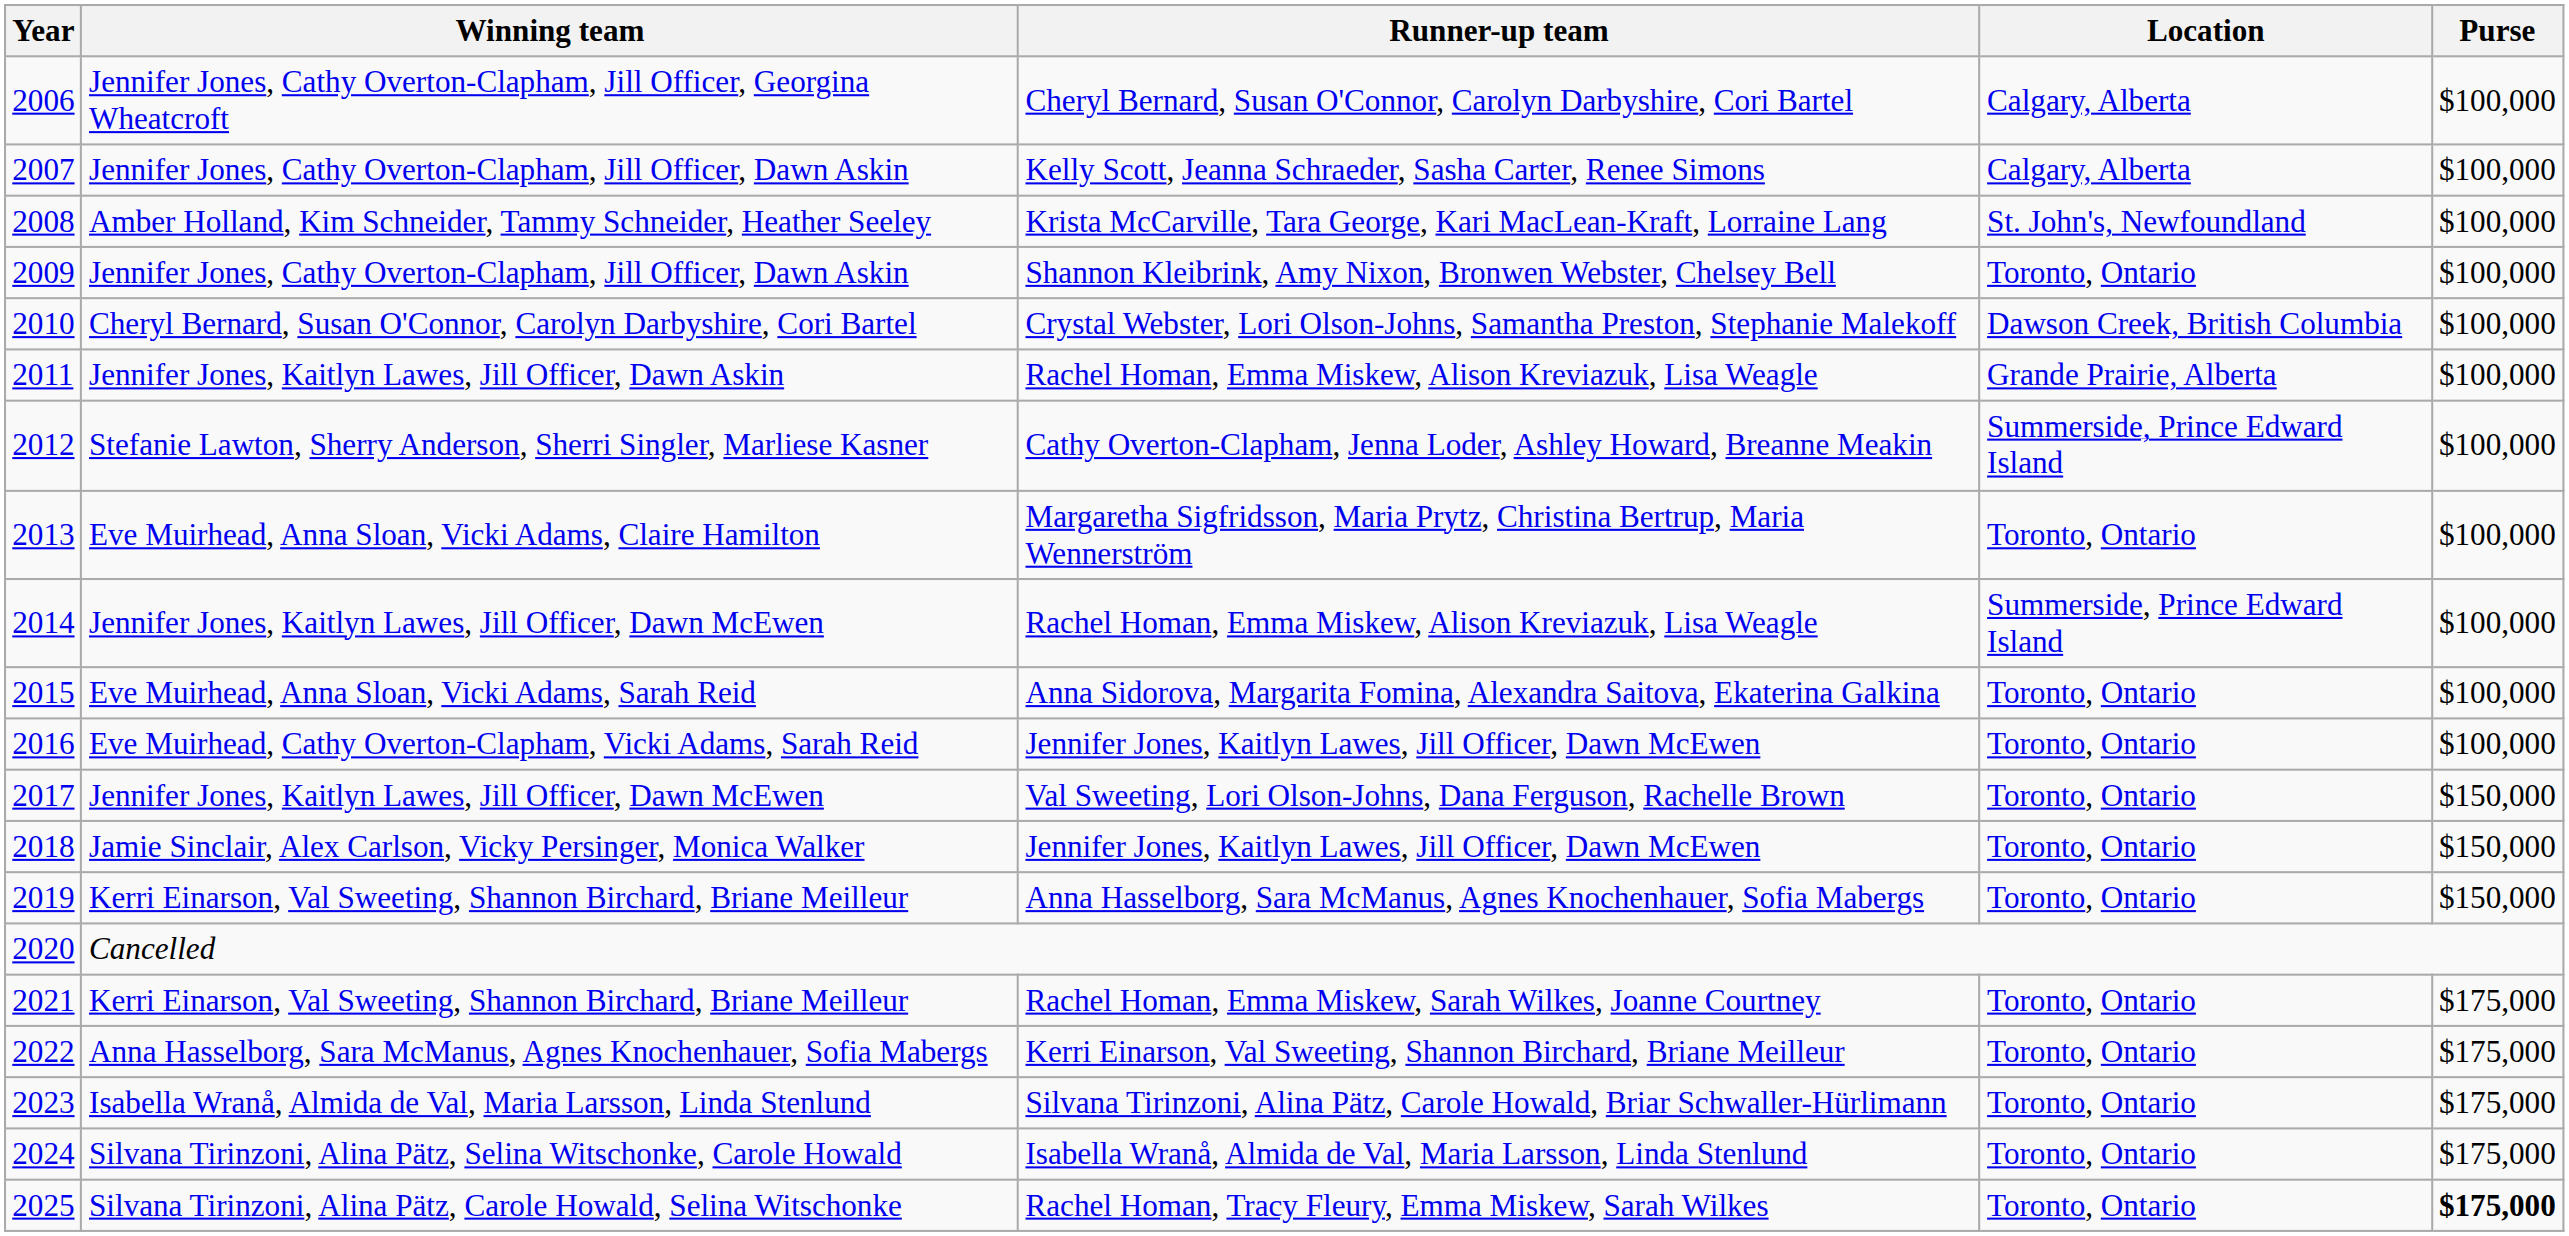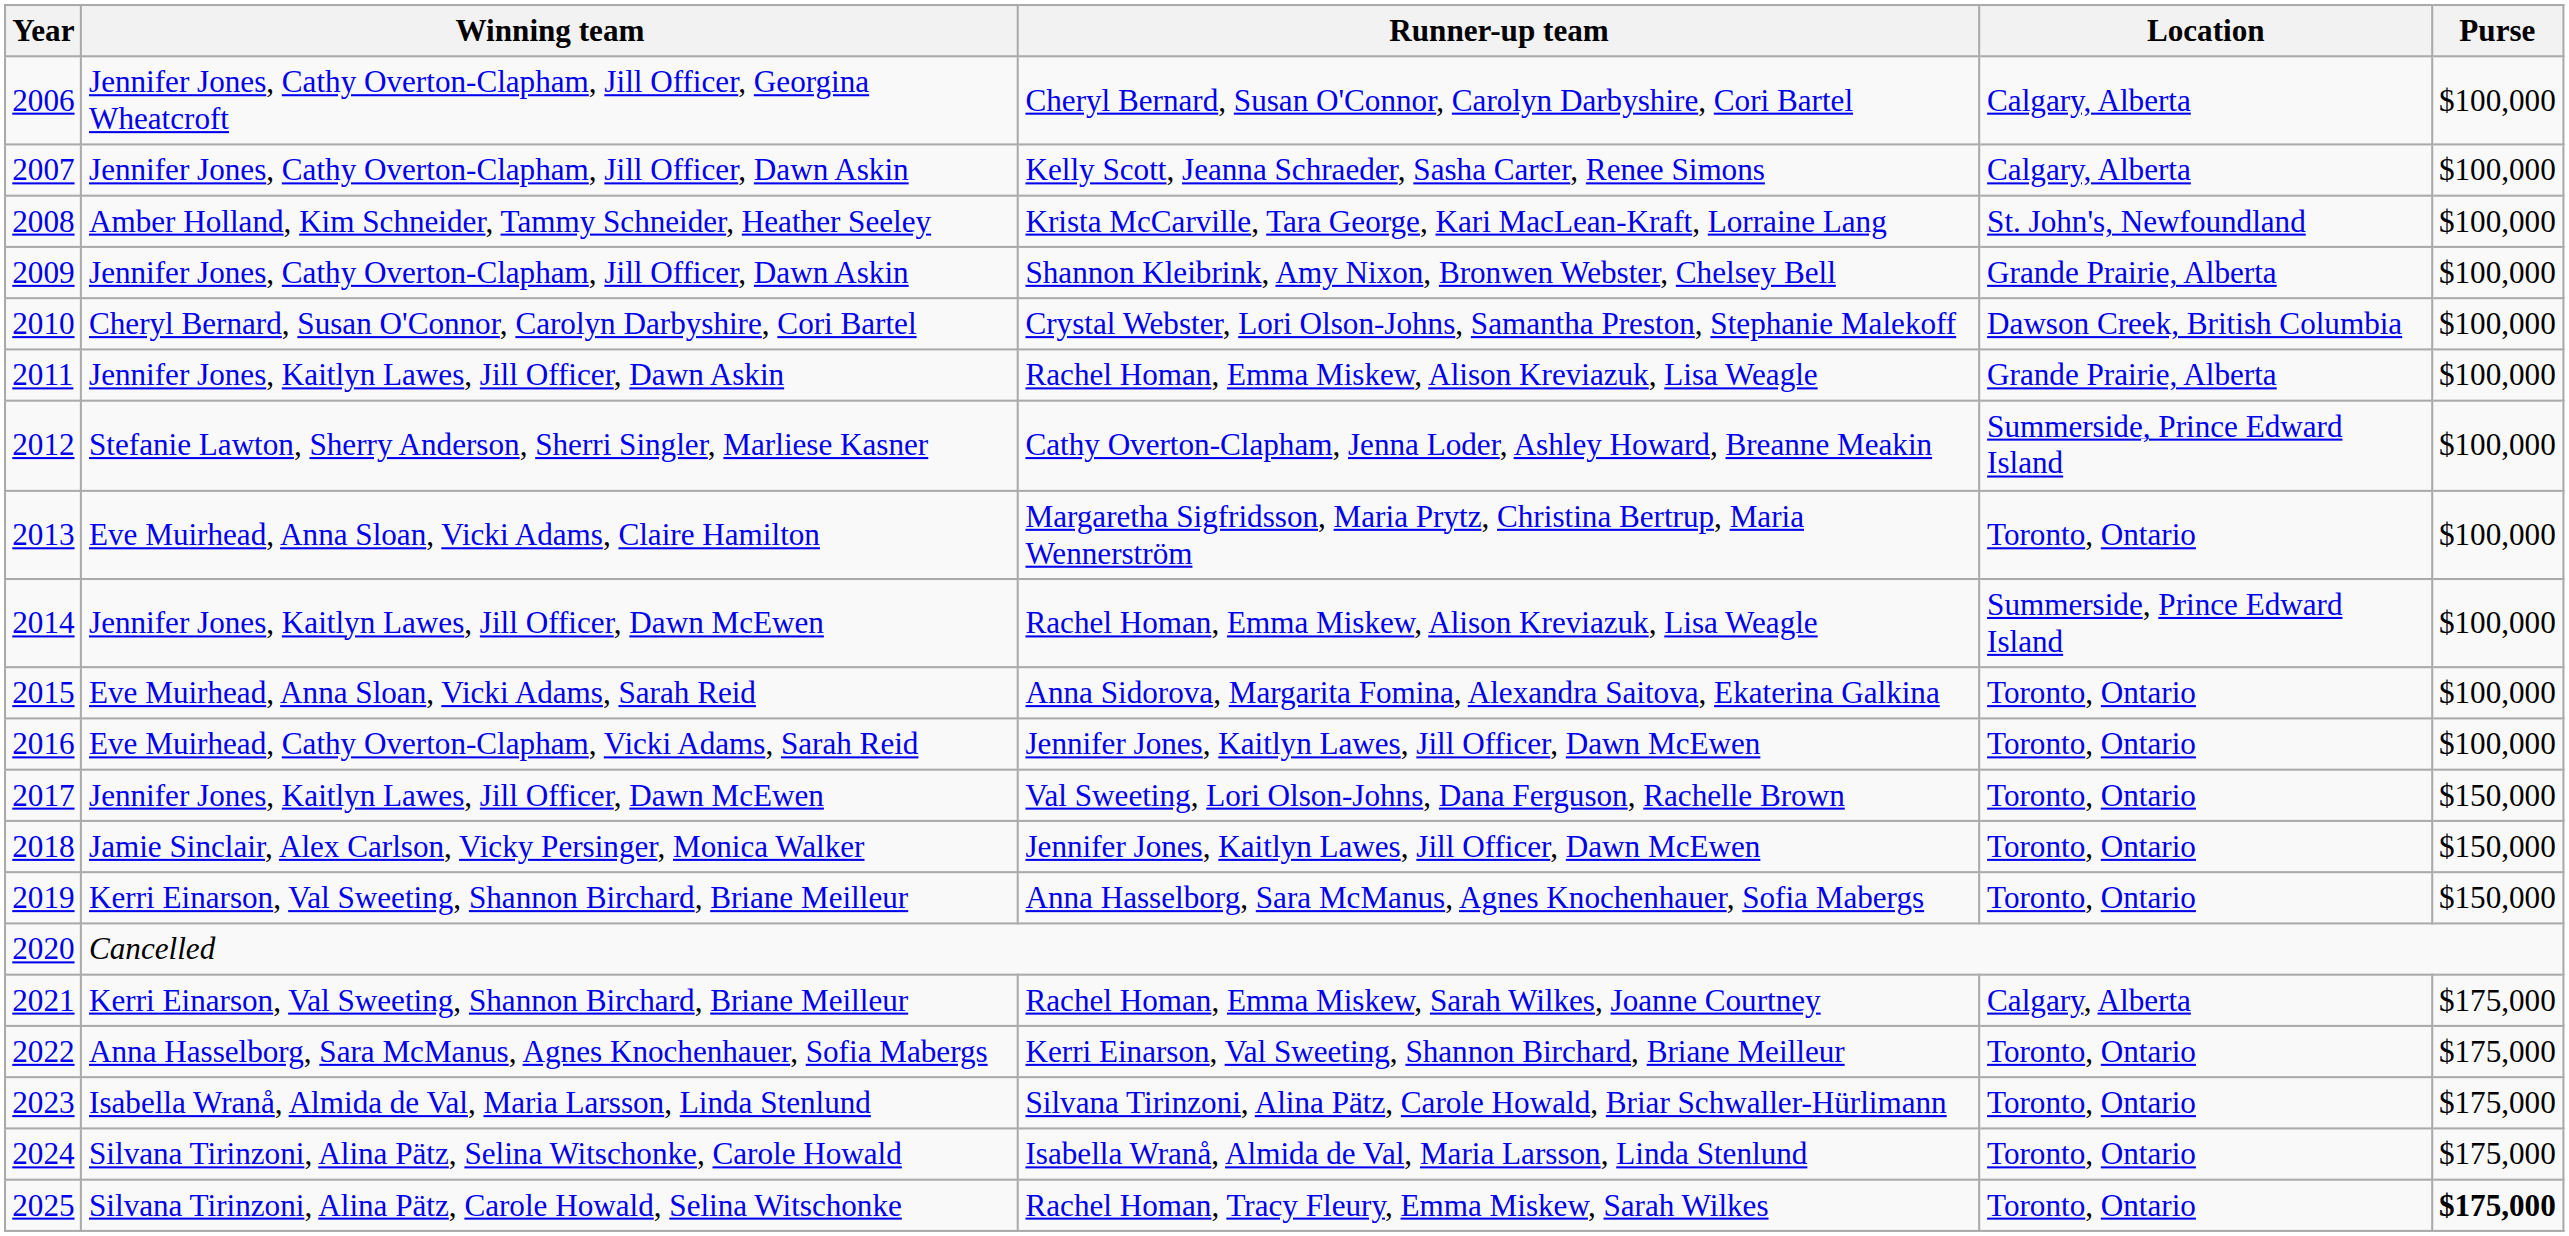(2092, 272) Toronto, Ontario -> (2132, 272) Grande Prairie, Alberta
(2092, 1000) Toronto, Ontario -> (2089, 1000) Calgary, Alberta
